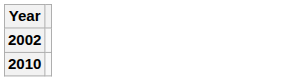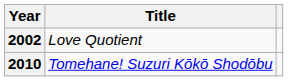+ column: (161, 16)
